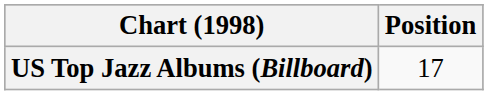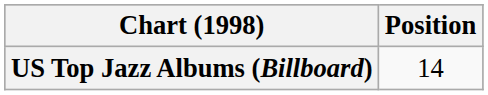(431, 67) 17 -> (431, 67) 14
